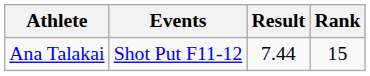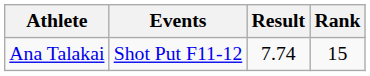(278, 53) 7.44 -> (278, 53) 7.74
